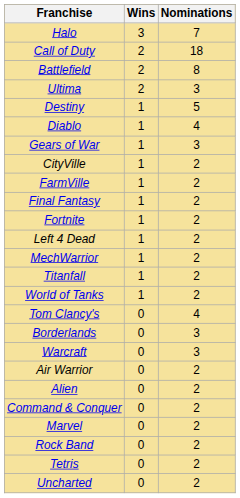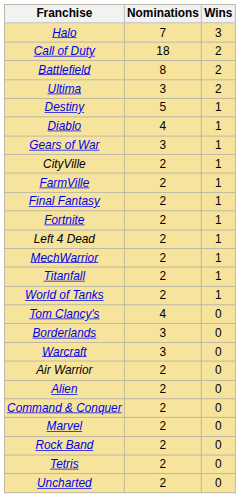columns swapped: (197, 13) <-> (141, 13)
